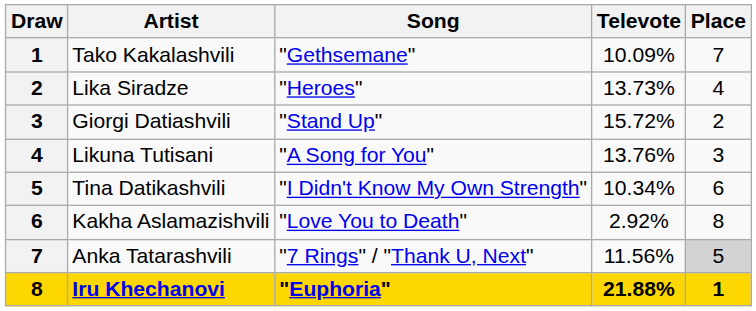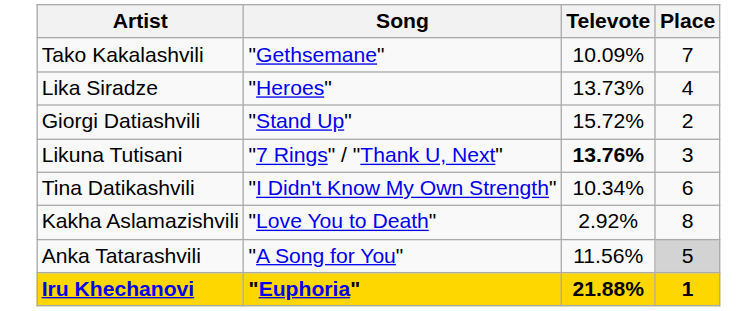- column: (37, 21)
(357, 155) "A Song for You" -> (376, 155) "7 Rings" / "Thank U, Next"
(639, 155) normal -> (608, 155) bold
(406, 255) "7 Rings" / "Thank U, Next" -> (326, 255) "A Song for You"
